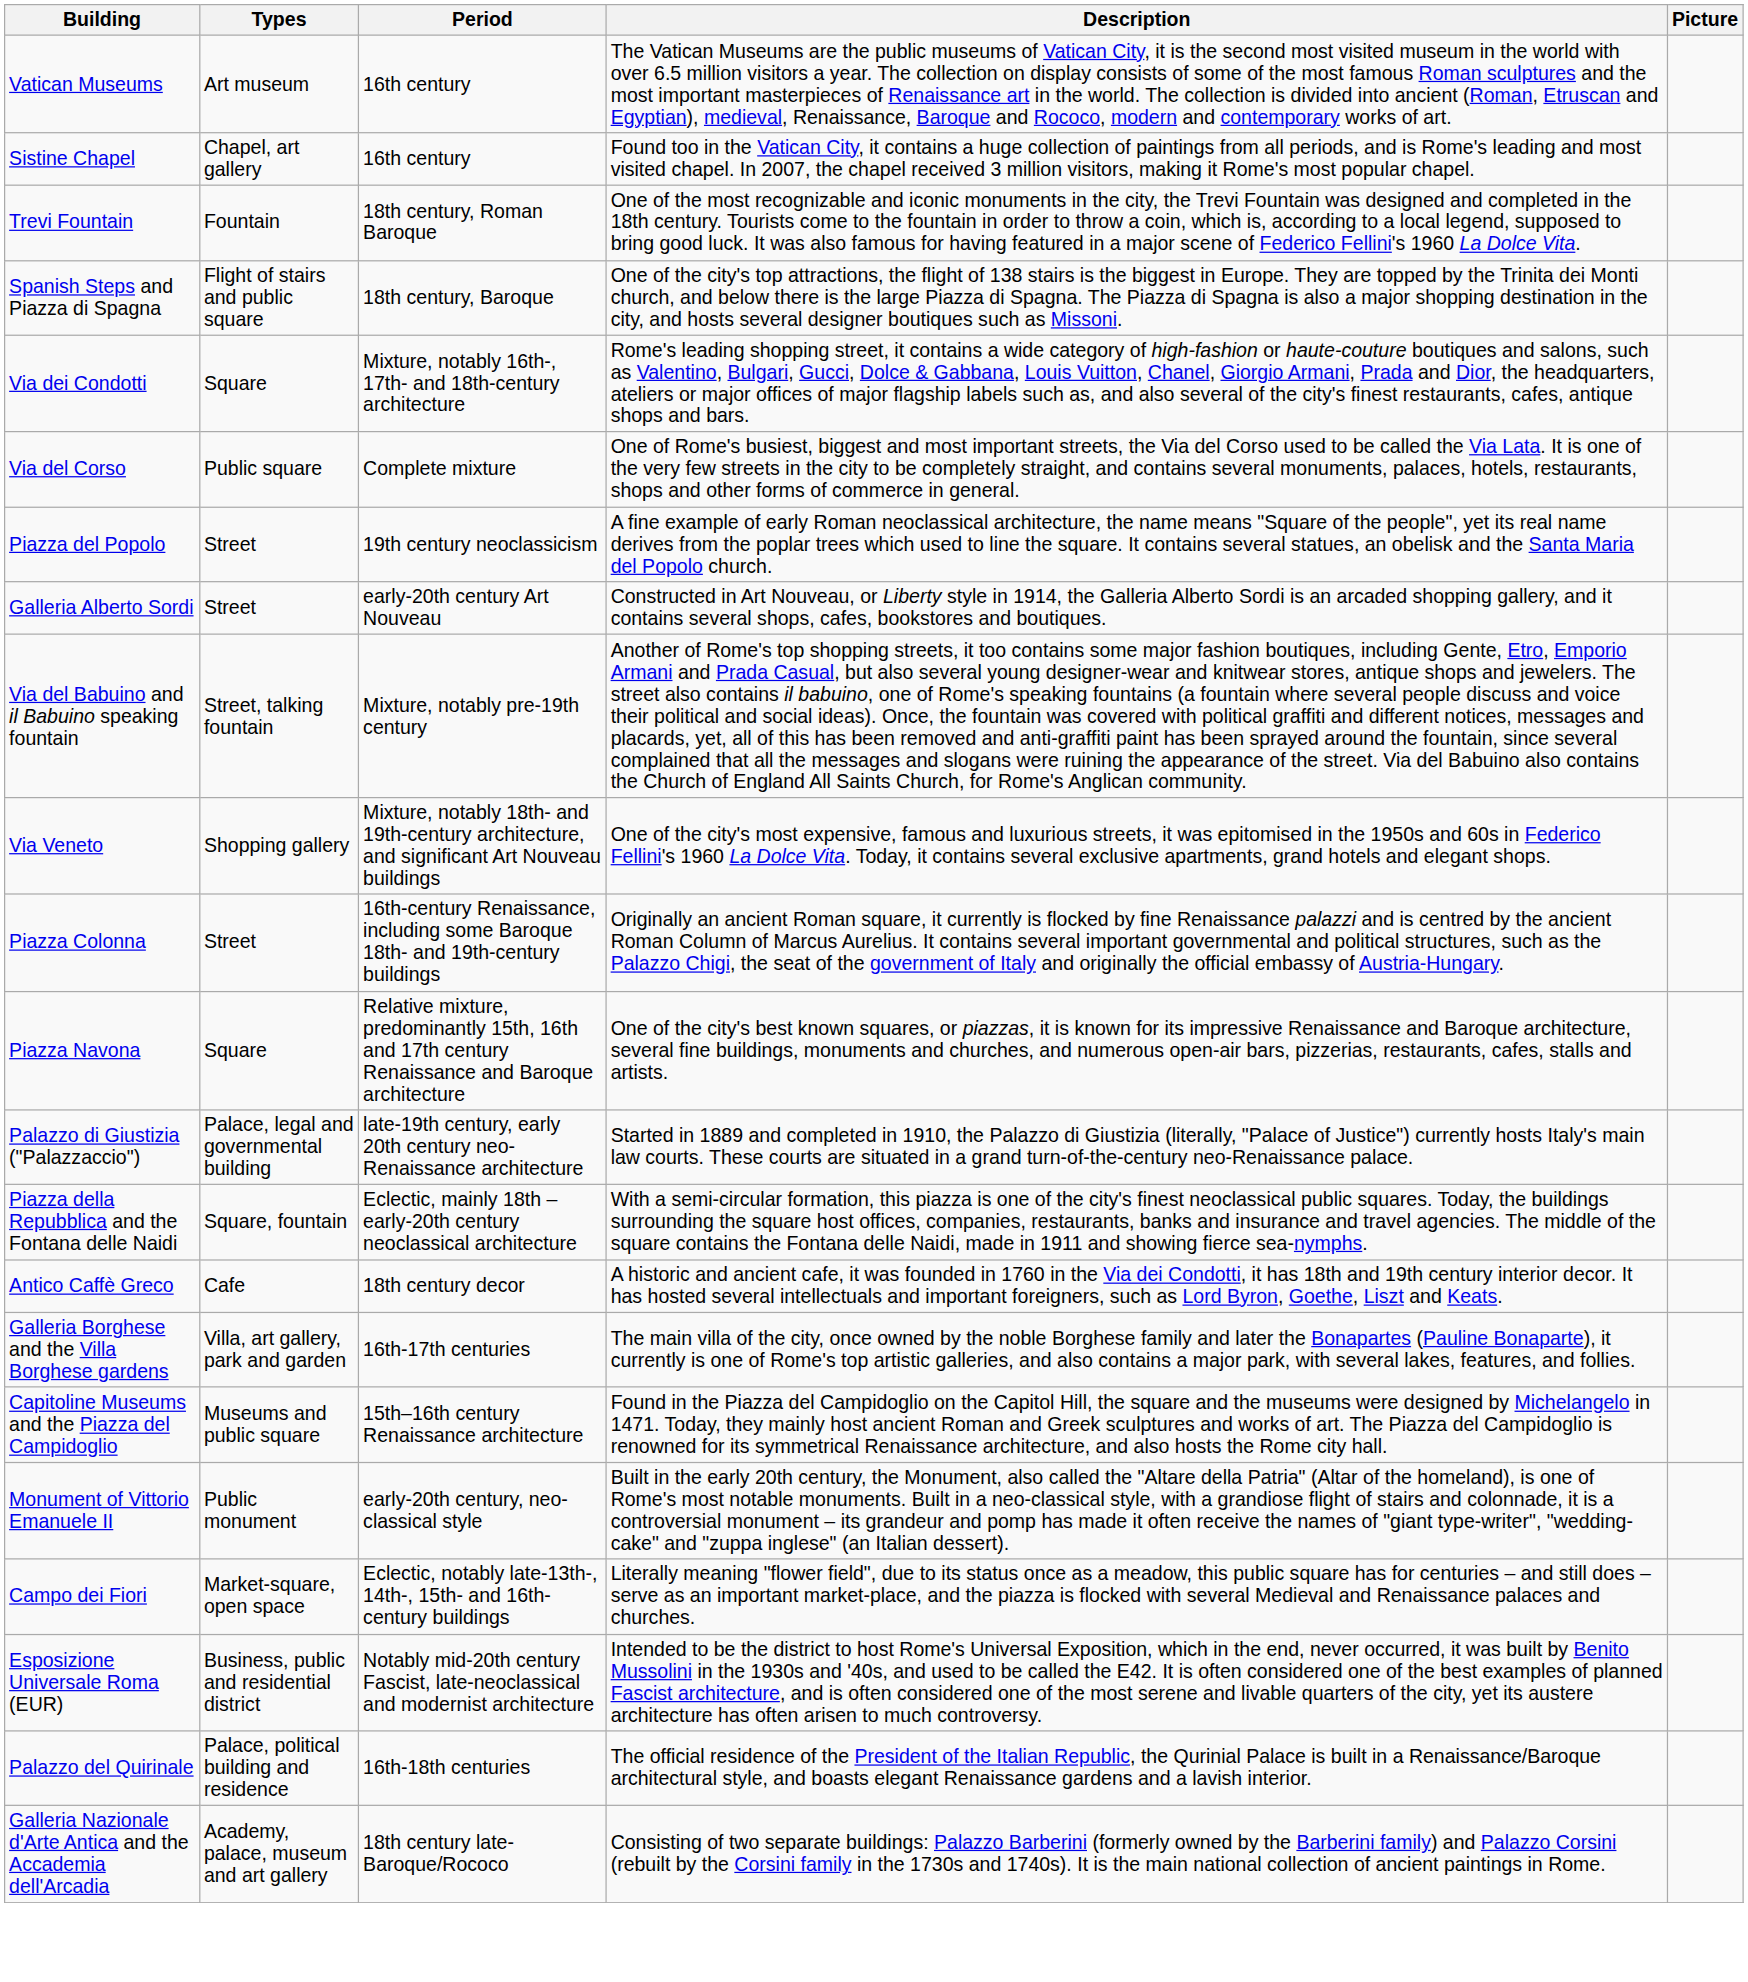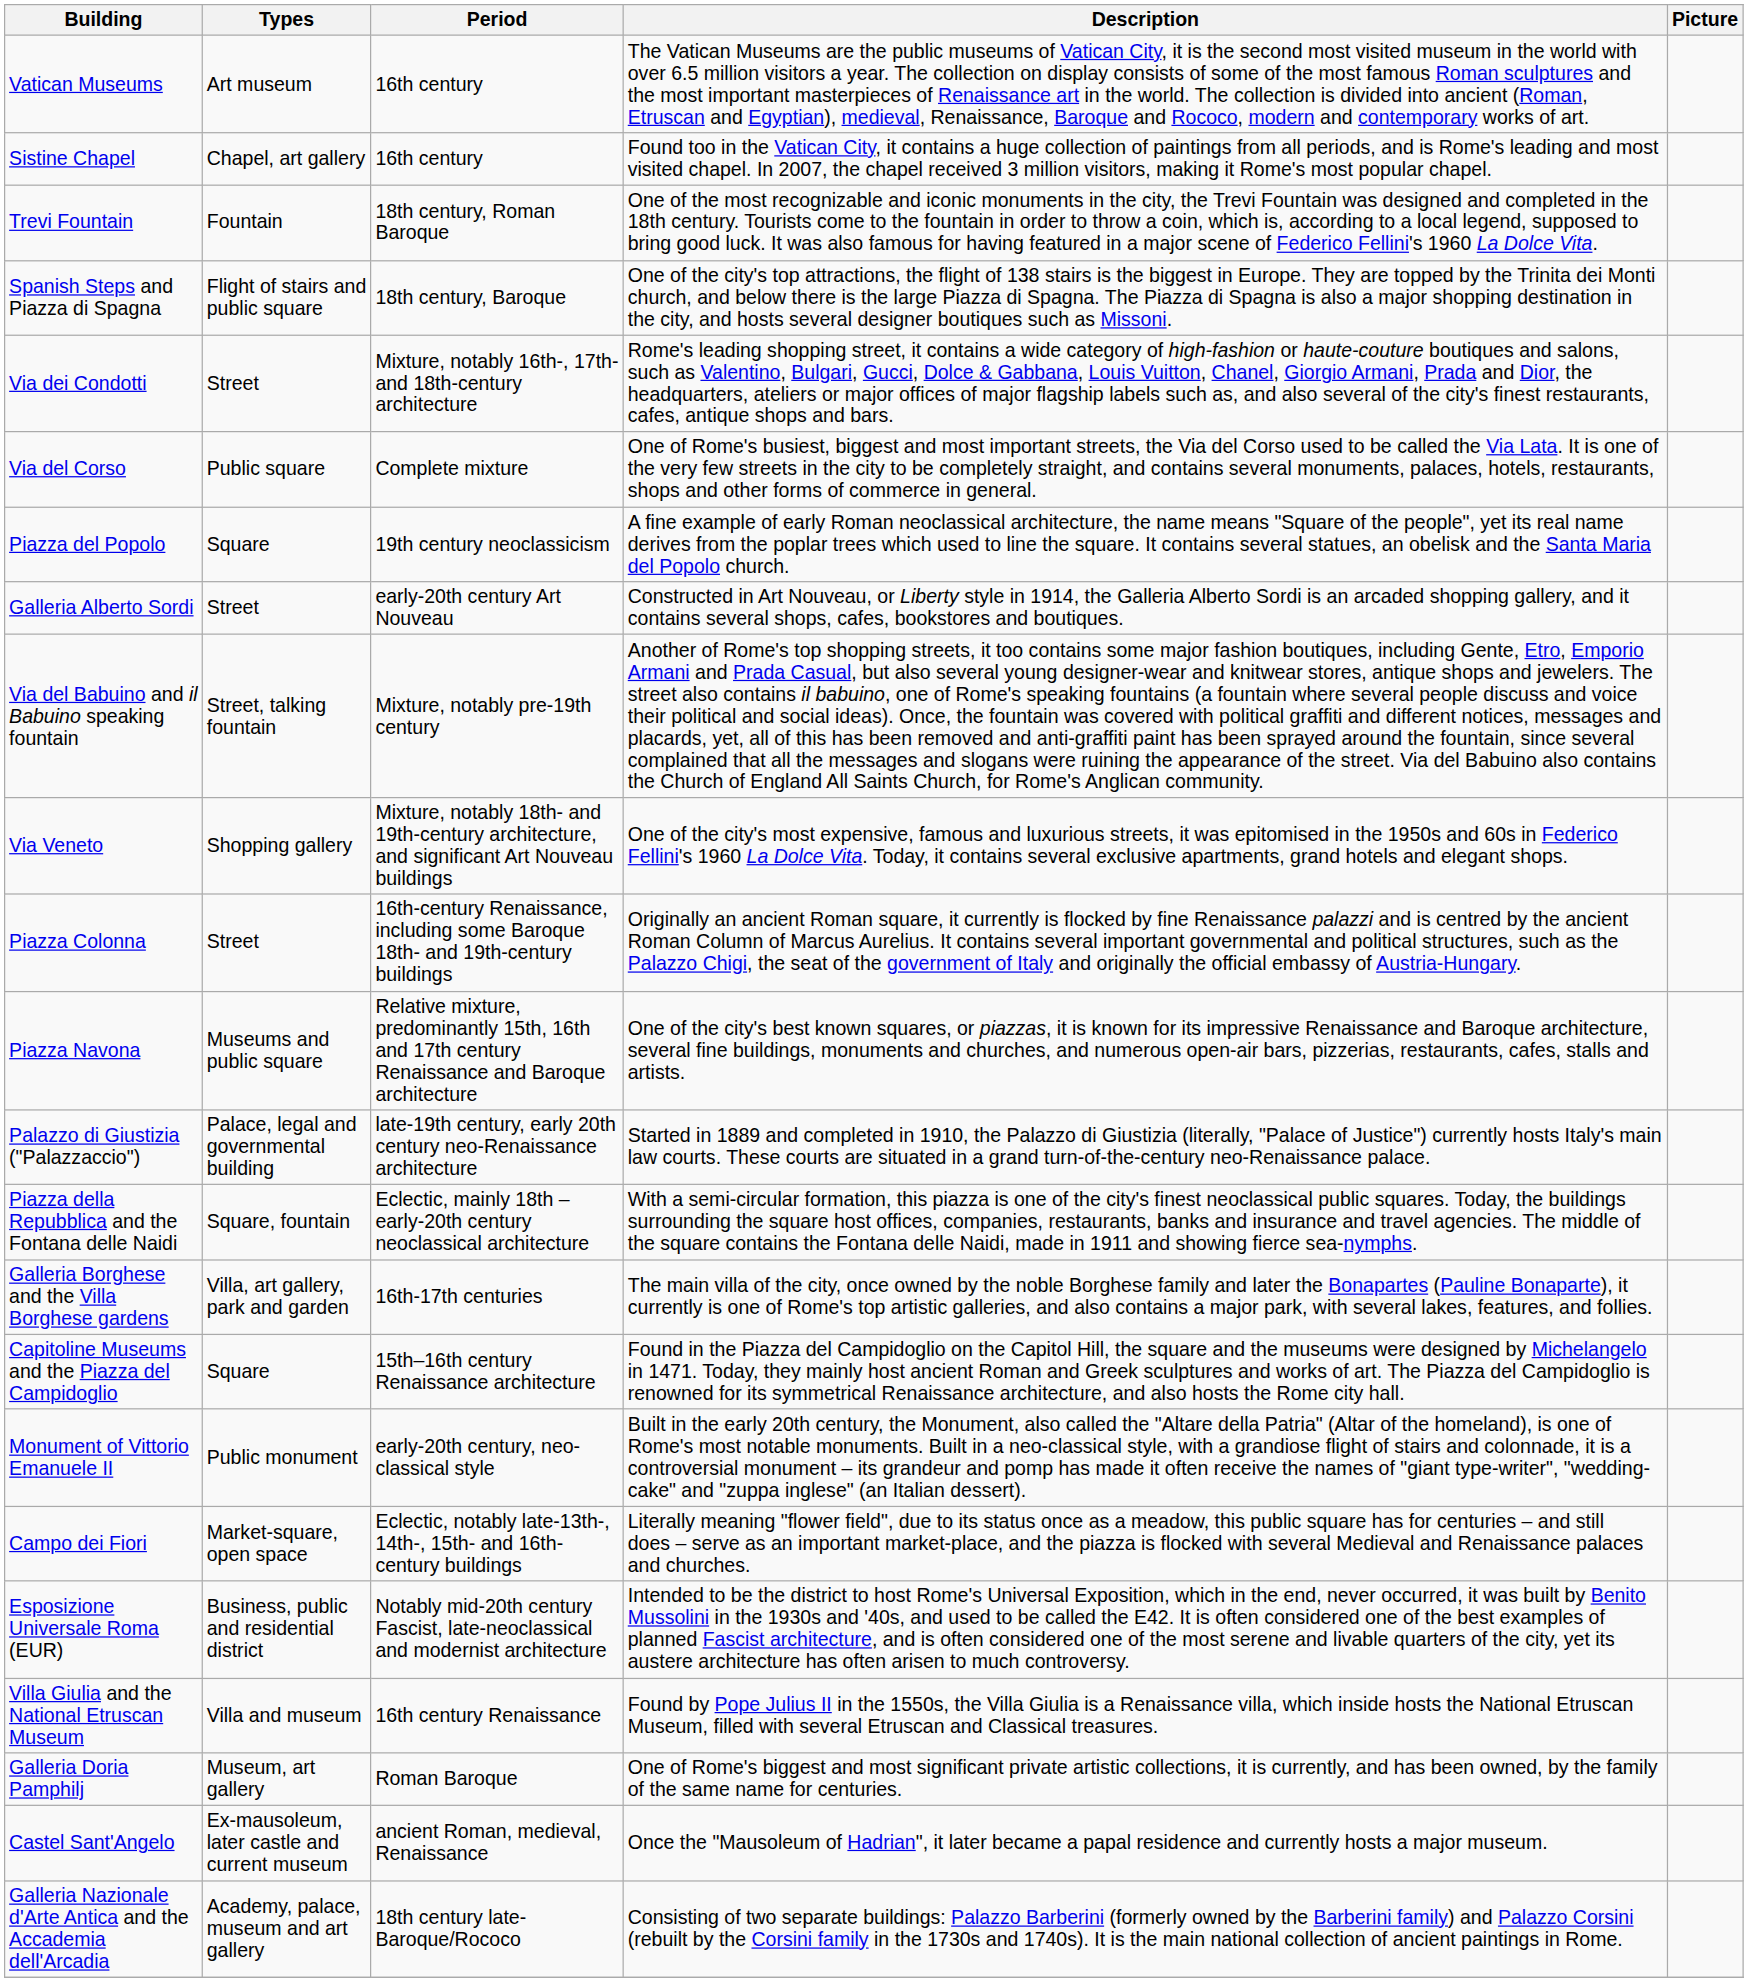(235, 383) Square -> (233, 383) Street
(230, 544) Street -> (238, 544) Square
(235, 1050) Square -> (268, 1050) Museums and public square
- row: (91, 1285)
(265, 1424) Museums and public square -> (238, 1371) Square
- row: (101, 1768)
+ row: (90, 1715)
+ row: (69, 1779)
+ row: (92, 1842)
